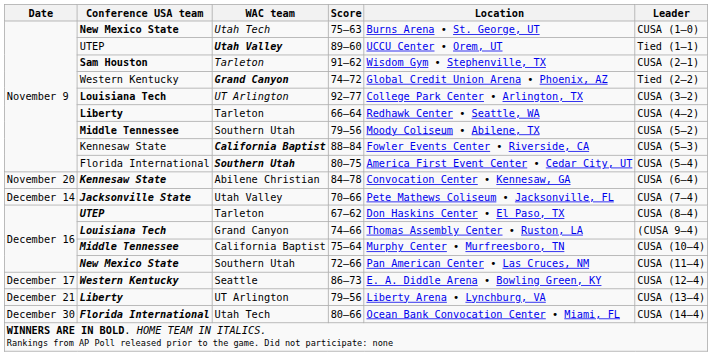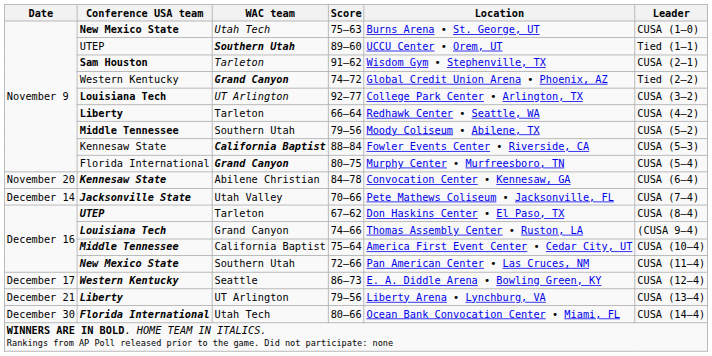(248, 46) Utah Valley -> (255, 46) Southern Utah
(255, 163) Southern Utah -> (252, 163) Grand Canyon
(499, 163) America First Event Center • Cedar City, UT -> (465, 163) Murphy Center • Murfreesboro, TN
(465, 247) Murphy Center • Murfreesboro, TN -> (499, 247) America First Event Center • Cedar City, UT
